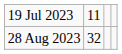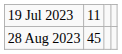(94, 37) 32 -> (94, 37) 45
